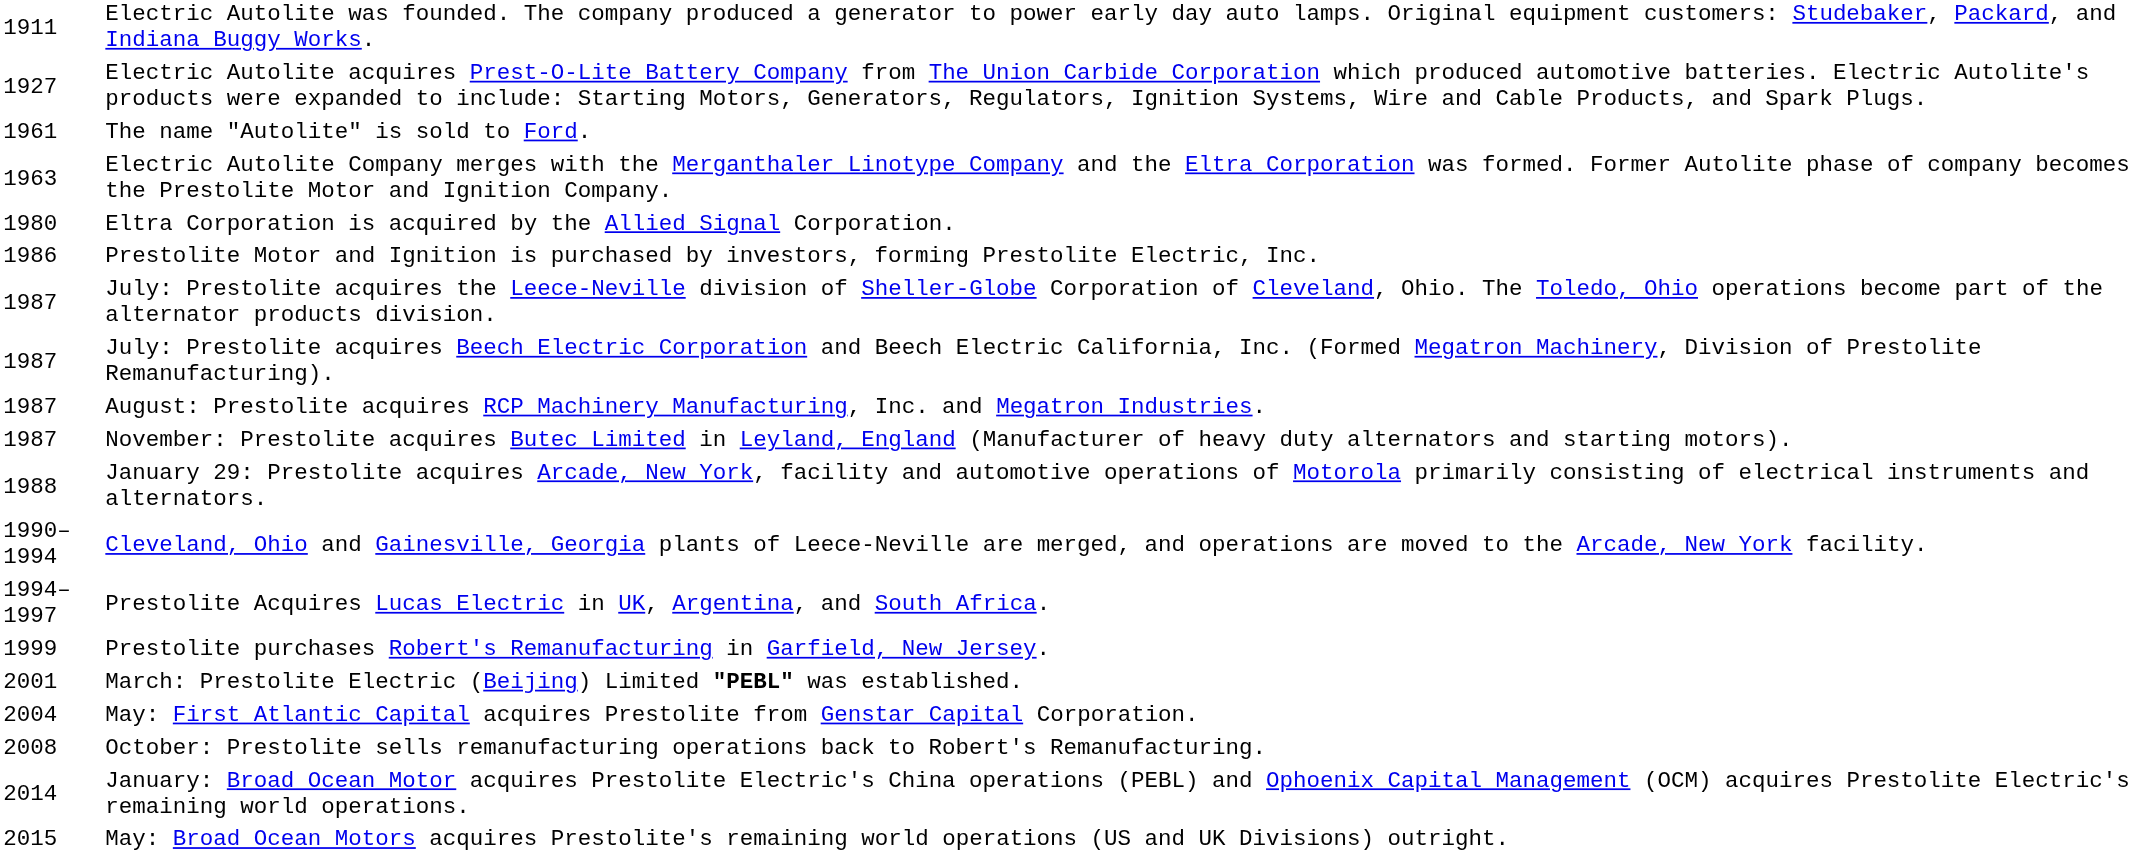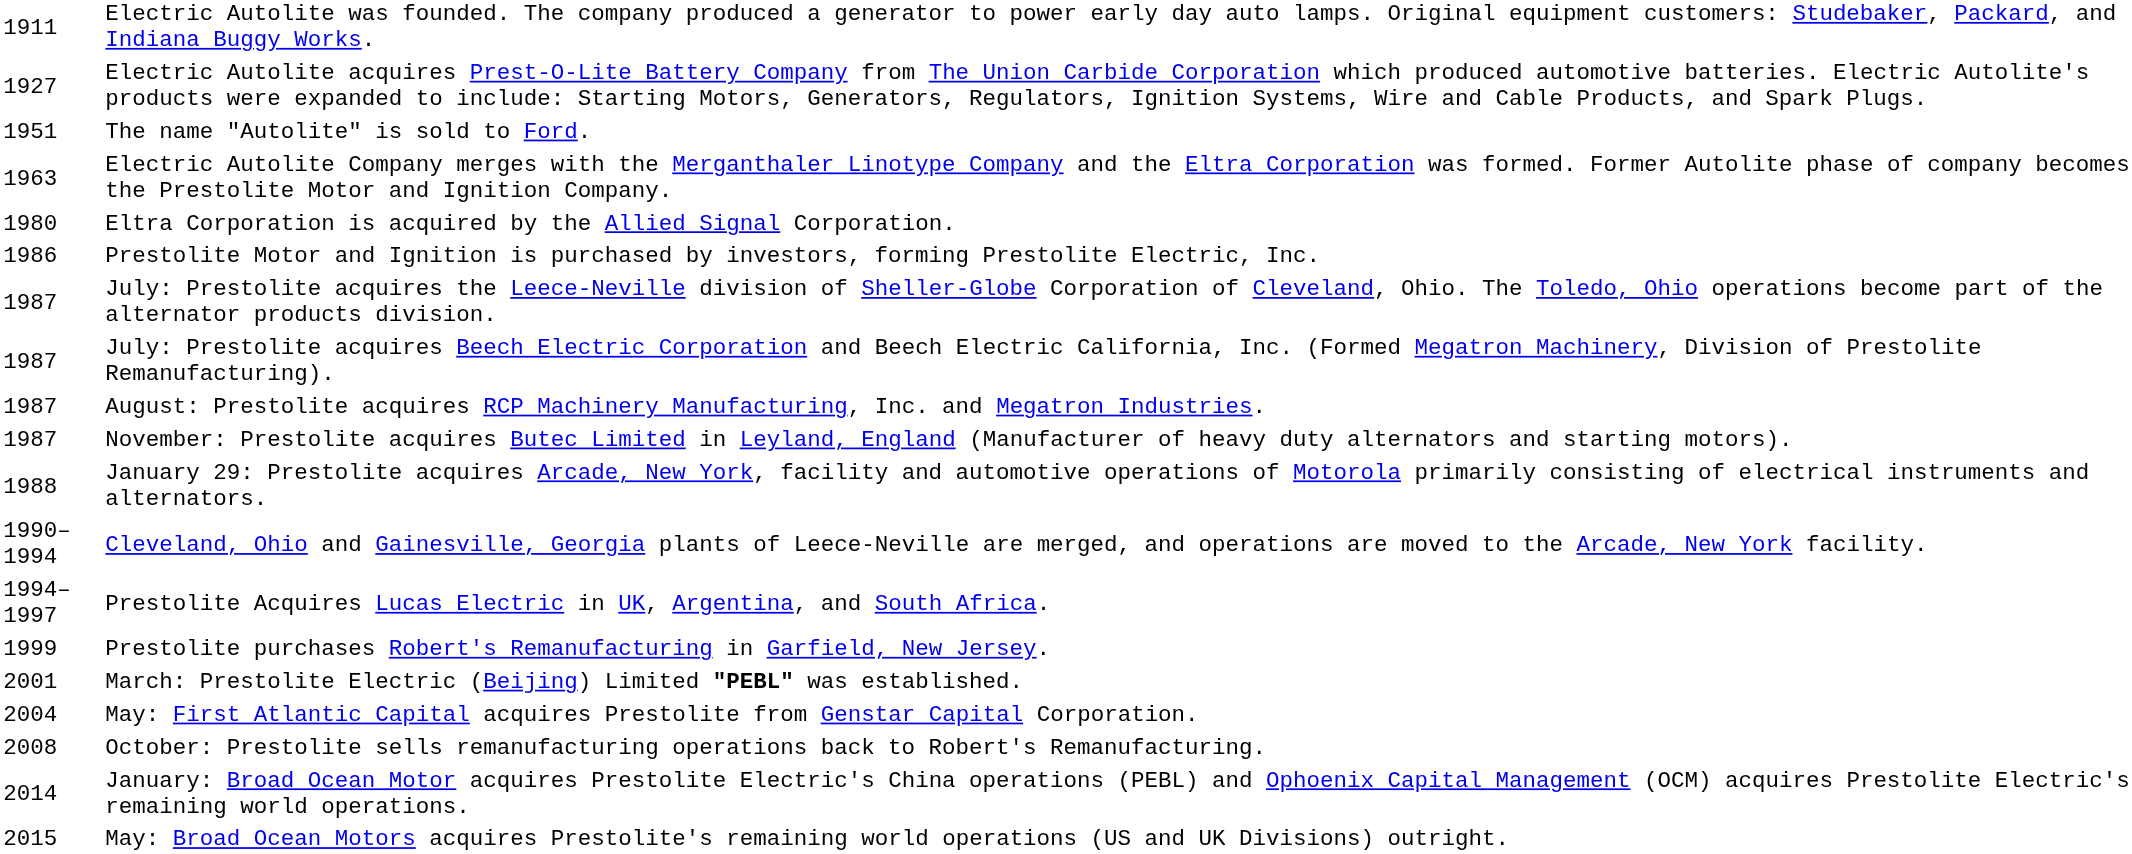(30, 132) 1961 -> (30, 132) 1951
